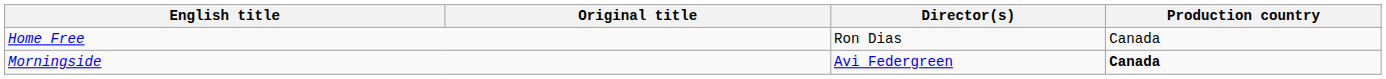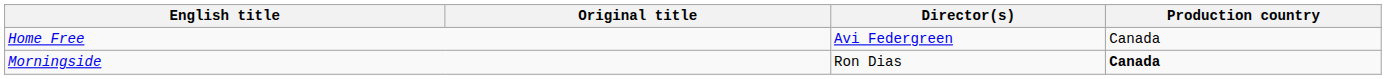(868, 39) Ron Dias -> (893, 39) Avi Federgreen
(893, 62) Avi Federgreen -> (868, 62) Ron Dias
